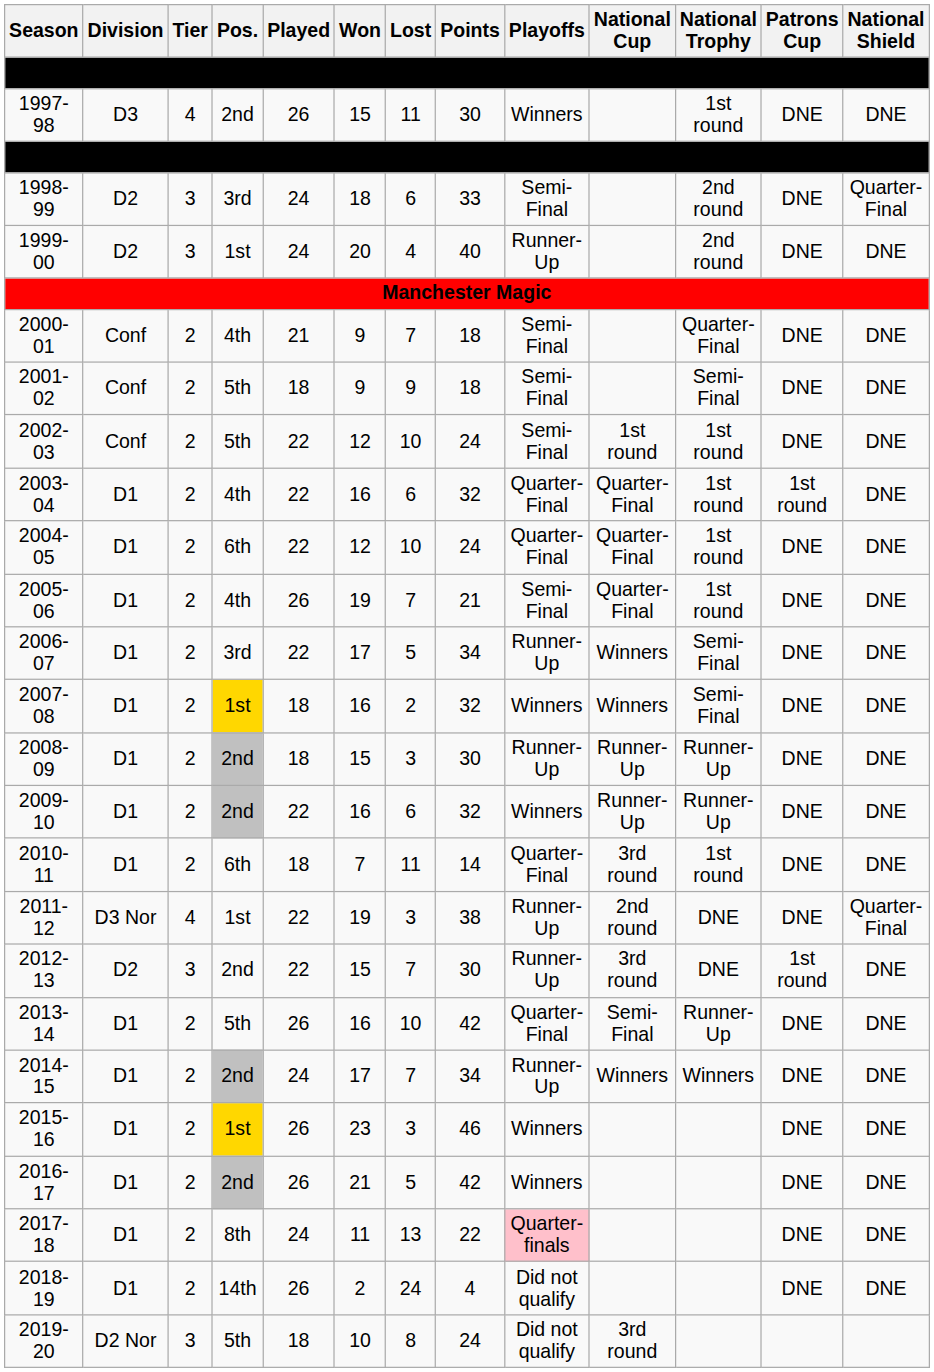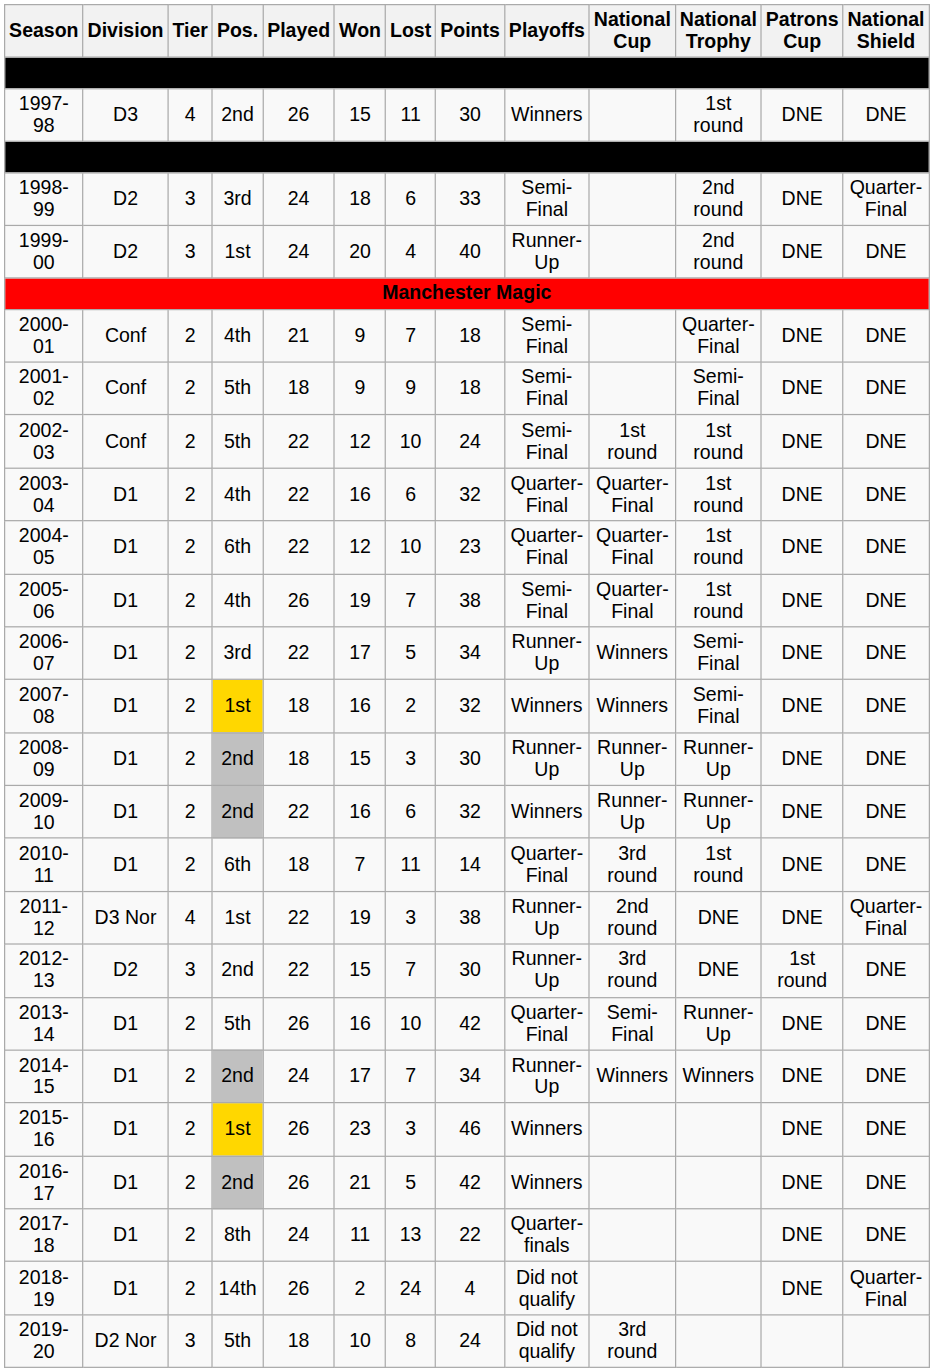(802, 494) 1st round -> (802, 494) DNE
(470, 547) 24 -> (470, 547) 23
(470, 600) 21 -> (470, 600) 38
(547, 1235) pink background -> (547, 1235) no background
(886, 1288) DNE -> (886, 1288) Quarter-Final
